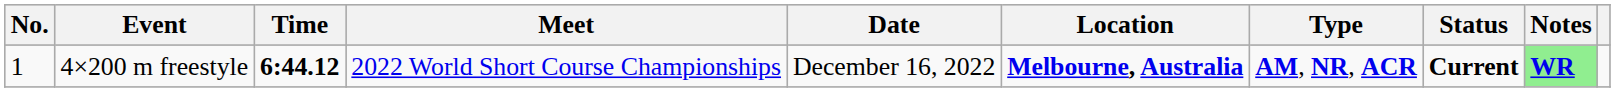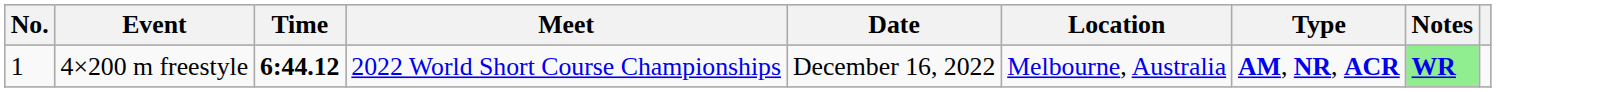- column: (1474, 24)
(1125, 65) bold -> (1117, 65) normal
